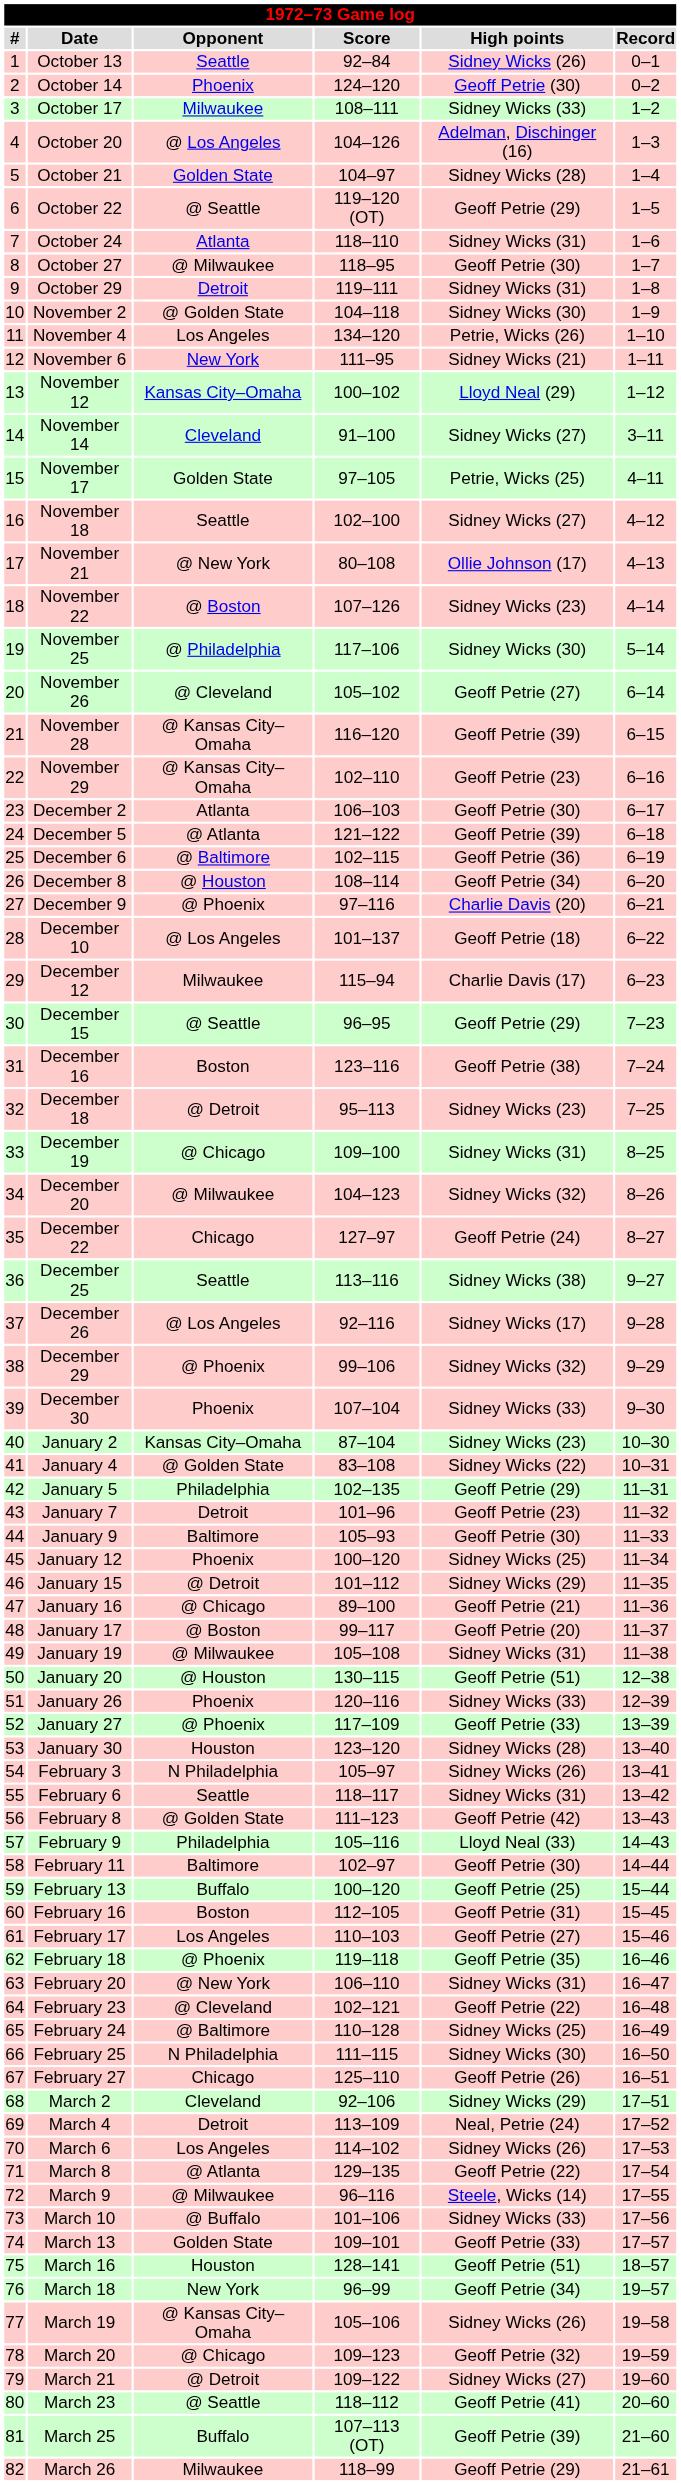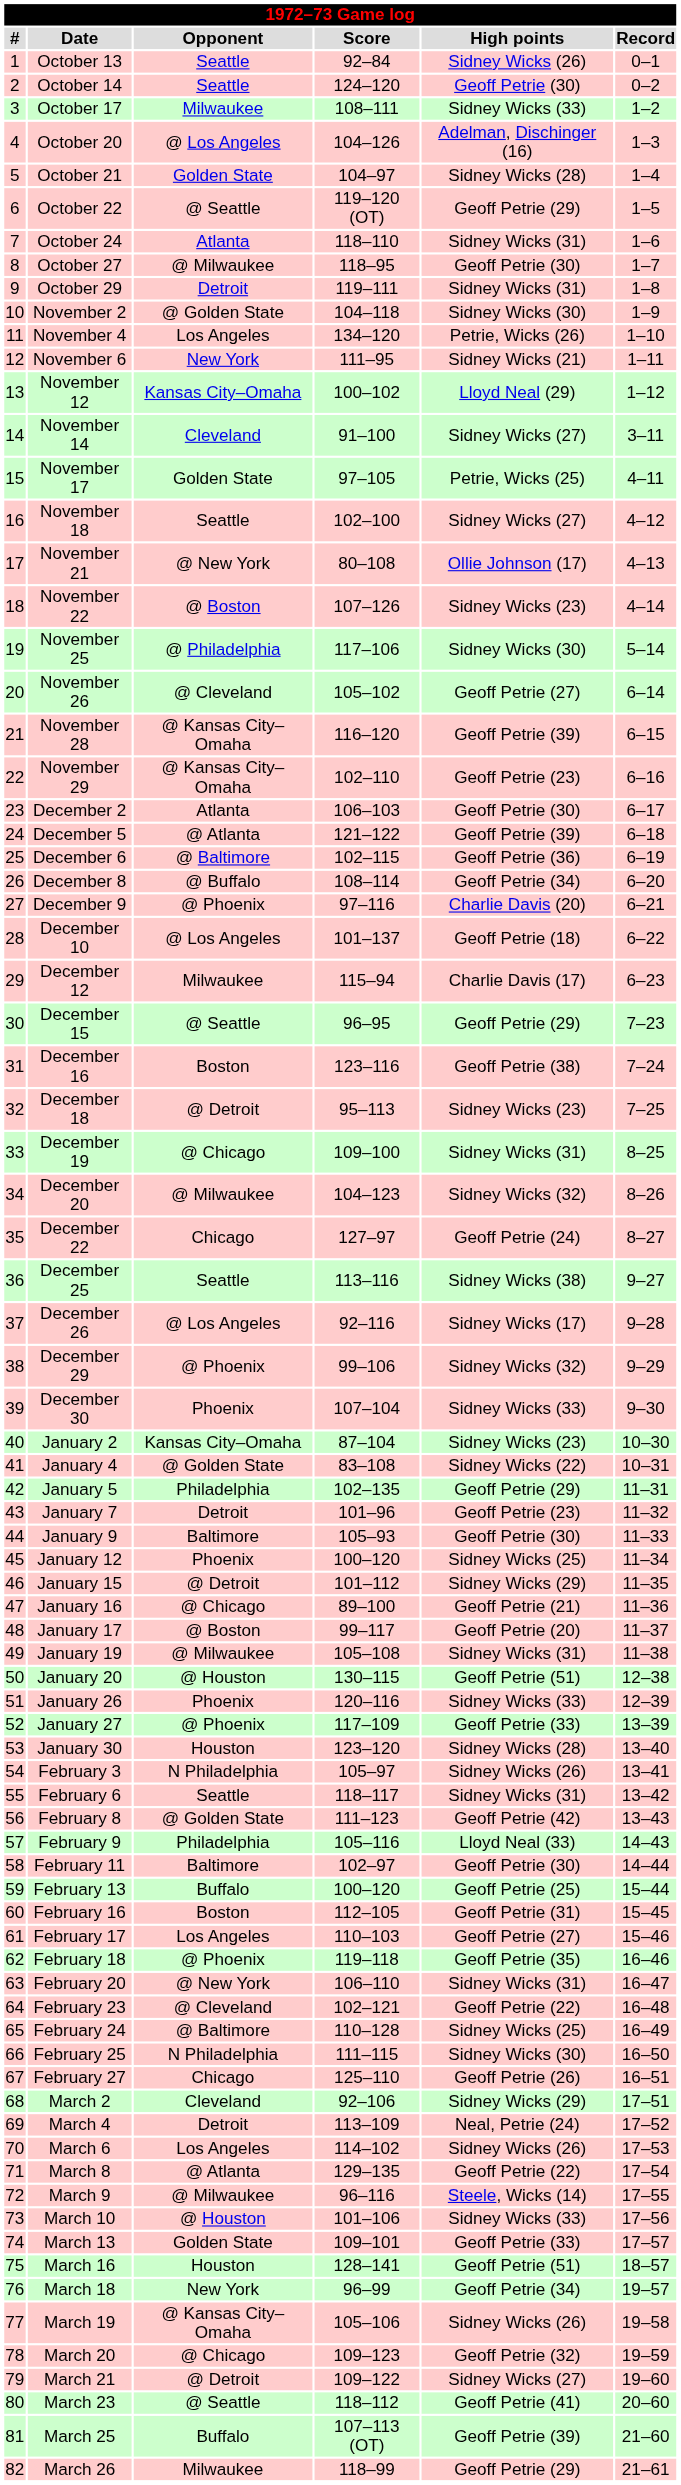(223, 85) Phoenix -> (223, 85) Seattle
(223, 881) @ Houston -> (223, 881) @ Buffalo
(223, 2219) @ Buffalo -> (223, 2219) @ Houston
